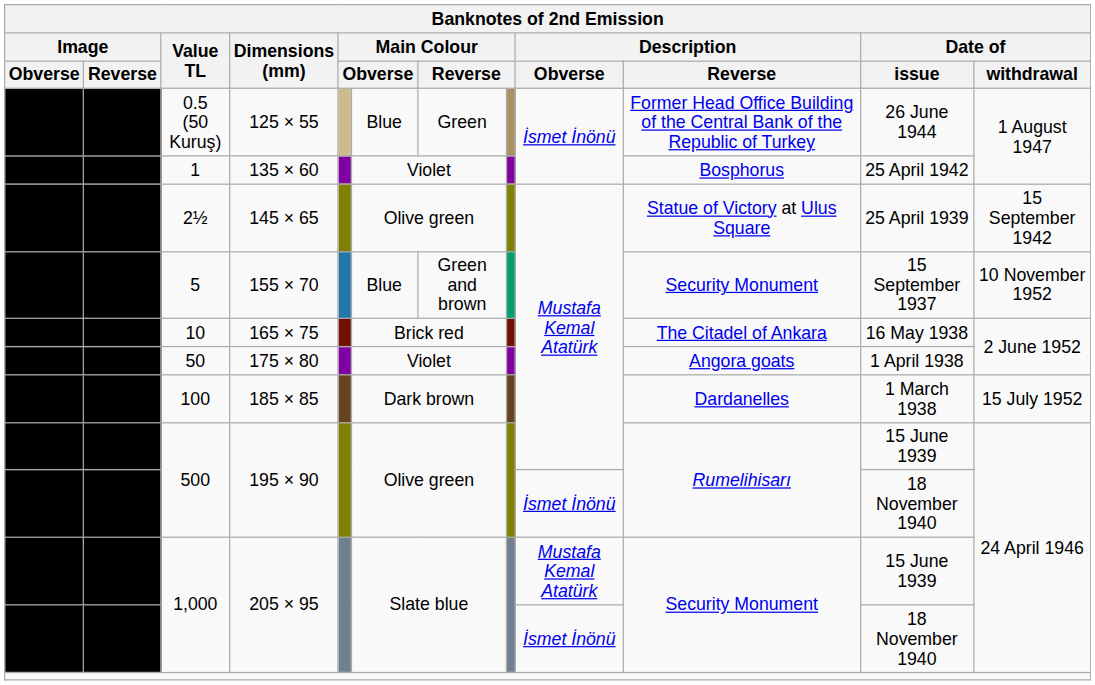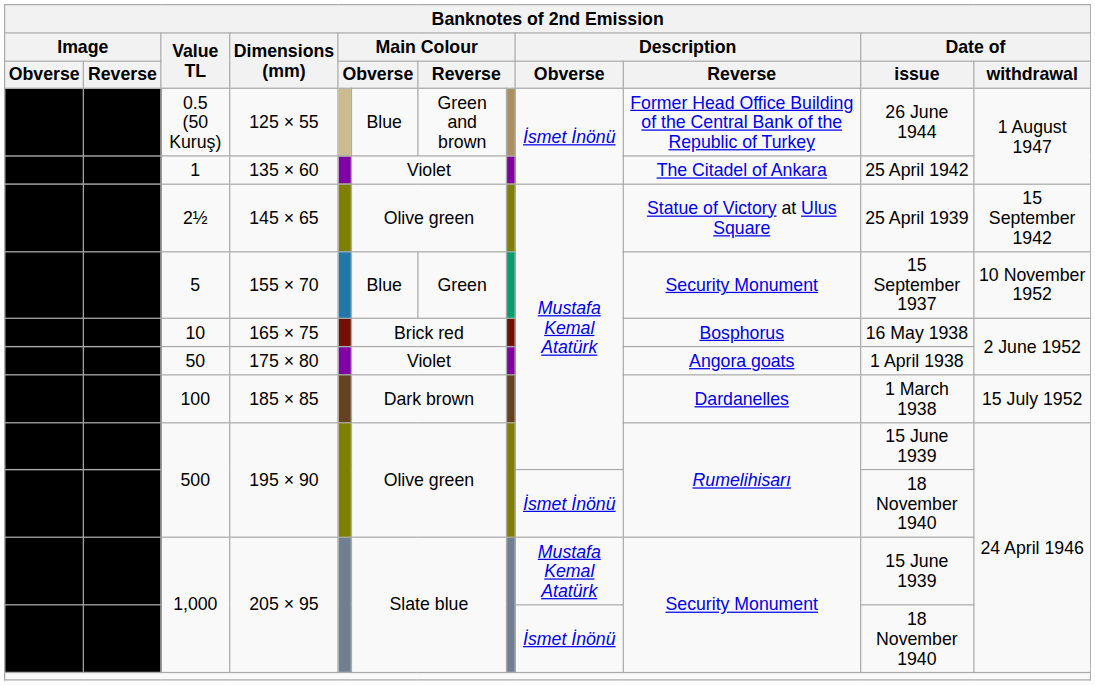(462, 123) Green -> (462, 123) Green and brown
(742, 170) Bosphorus -> (742, 170) The Citadel of Ankara
(462, 285) Green and brown -> (462, 285) Green
(742, 333) The Citadel of Ankara -> (742, 333) Bosphorus
